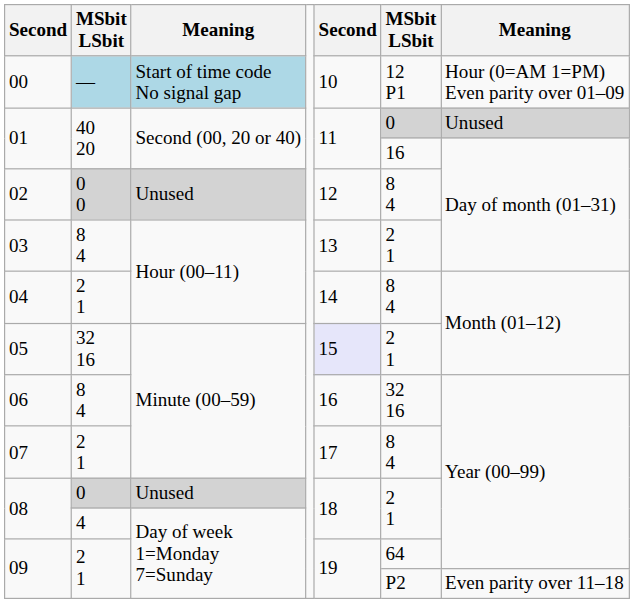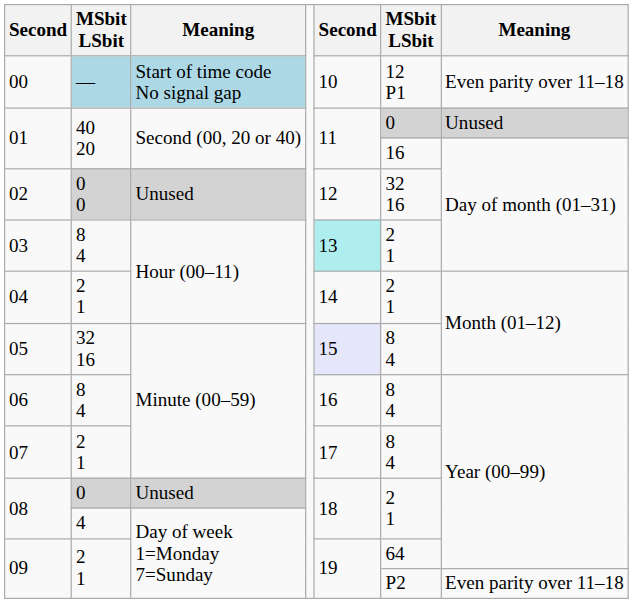(535, 81) Hour (0=AM 1=PM) Even parity over 01–09 -> (534, 81) Even parity over 11–18
(390, 193) 8 4 -> (395, 193) 32 16
(328, 245) no background -> (328, 245) paleturquoise background
(390, 297) 8 4 -> (390, 297) 2 1
(390, 348) 2 1 -> (390, 348) 8 4
(395, 400) 32 16 -> (390, 400) 8 4
